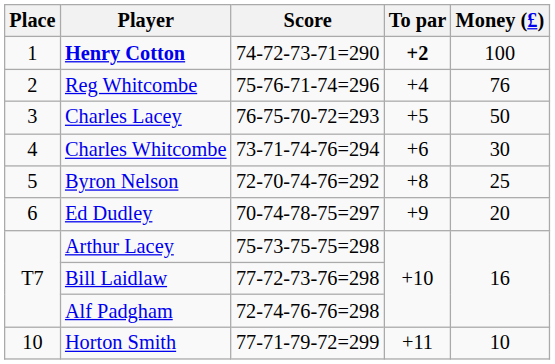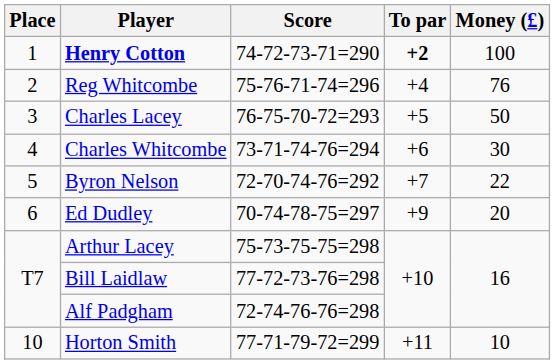(417, 181) +8 -> (417, 181) +7
(500, 181) 25 -> (500, 181) 22
